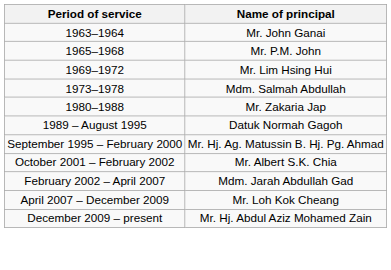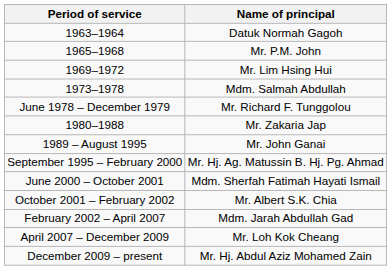(286, 33) Mr. John Ganai -> (286, 33) Datuk Normah Gagoh
+ row: (95, 107)
(286, 126) Datuk Normah Gagoh -> (286, 144) Mr. John Ganai
+ row: (95, 181)
